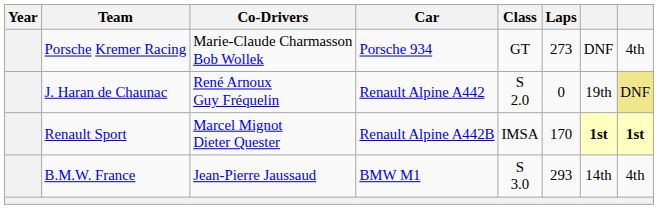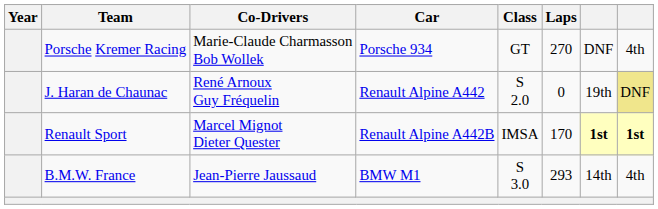(561, 50) 273 -> (561, 50) 270
